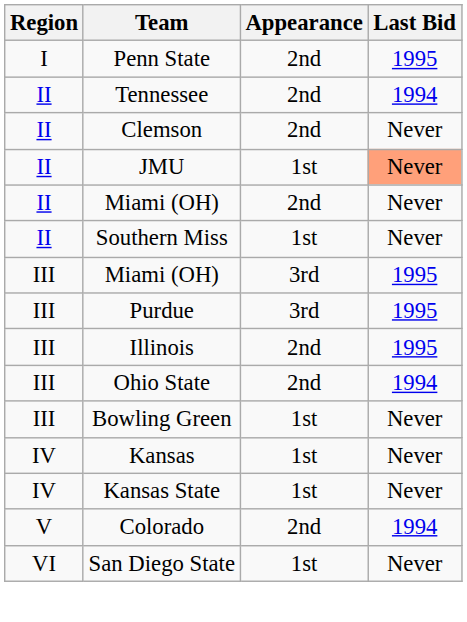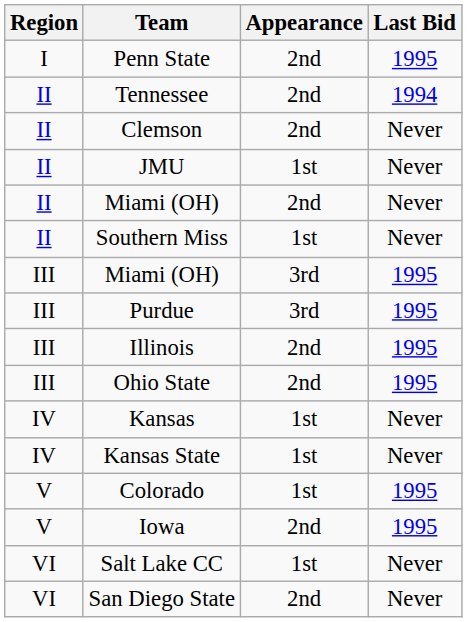(415, 166) lightsalmon background -> (415, 166) no background
(415, 382) 1994 -> (415, 382) 1995
- row: (44, 418)
(304, 526) 2nd -> (304, 490) 1st
(415, 526) 1994 -> (415, 490) 1995
+ row: (44, 526)
+ row: (44, 563)
(304, 563) 1st -> (304, 599) 2nd
